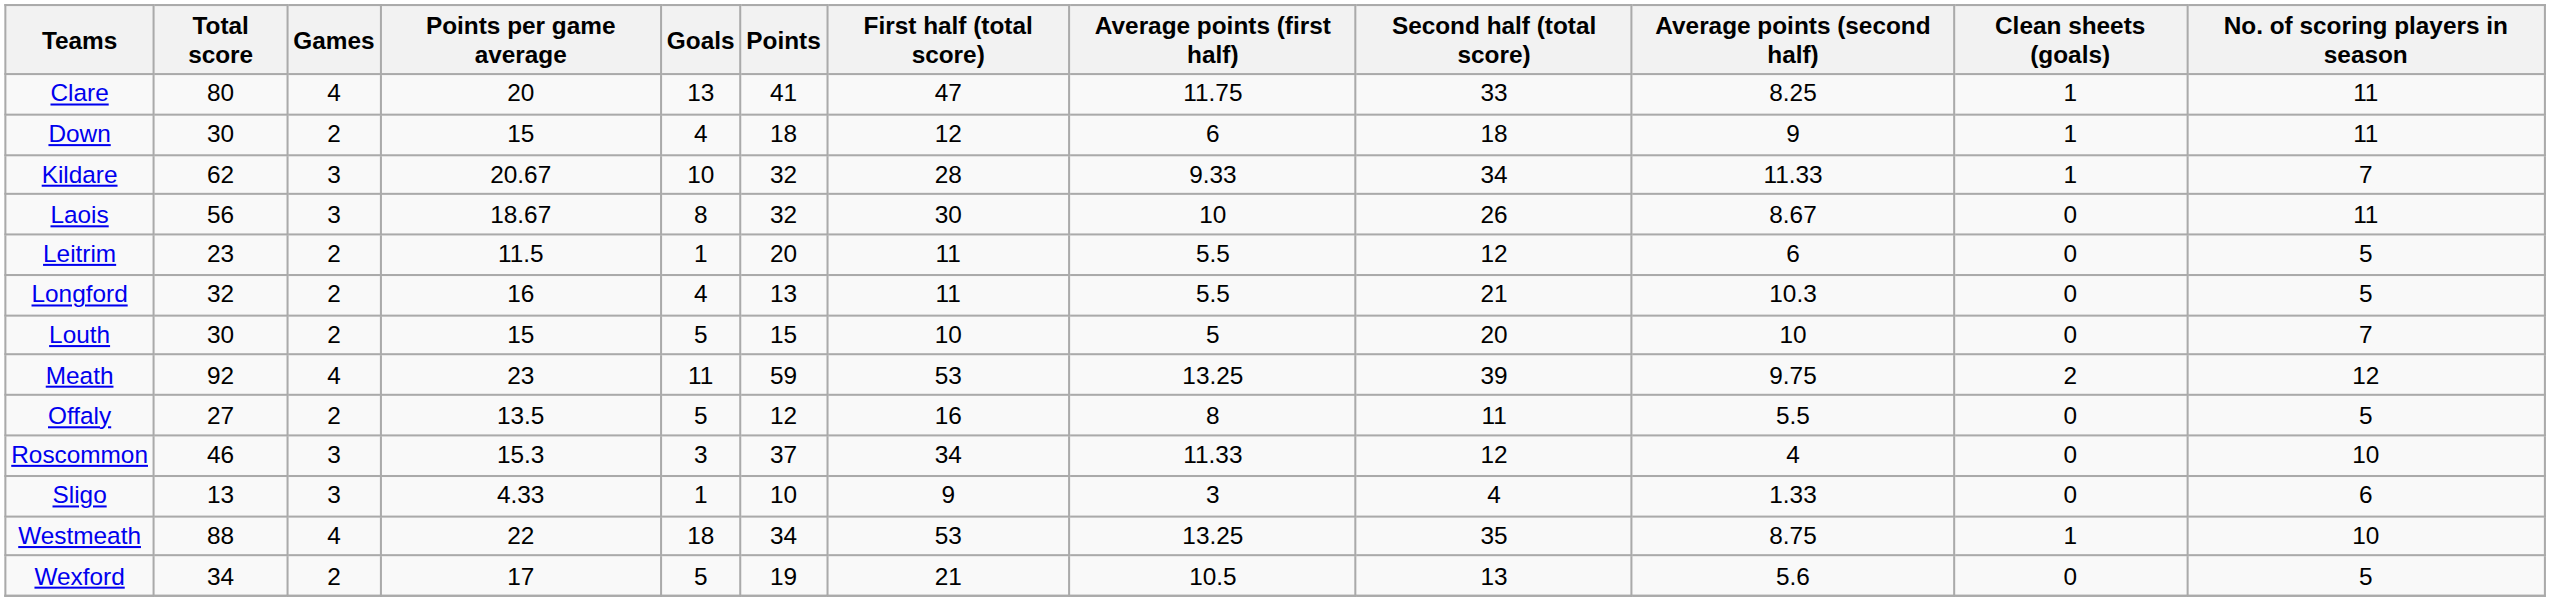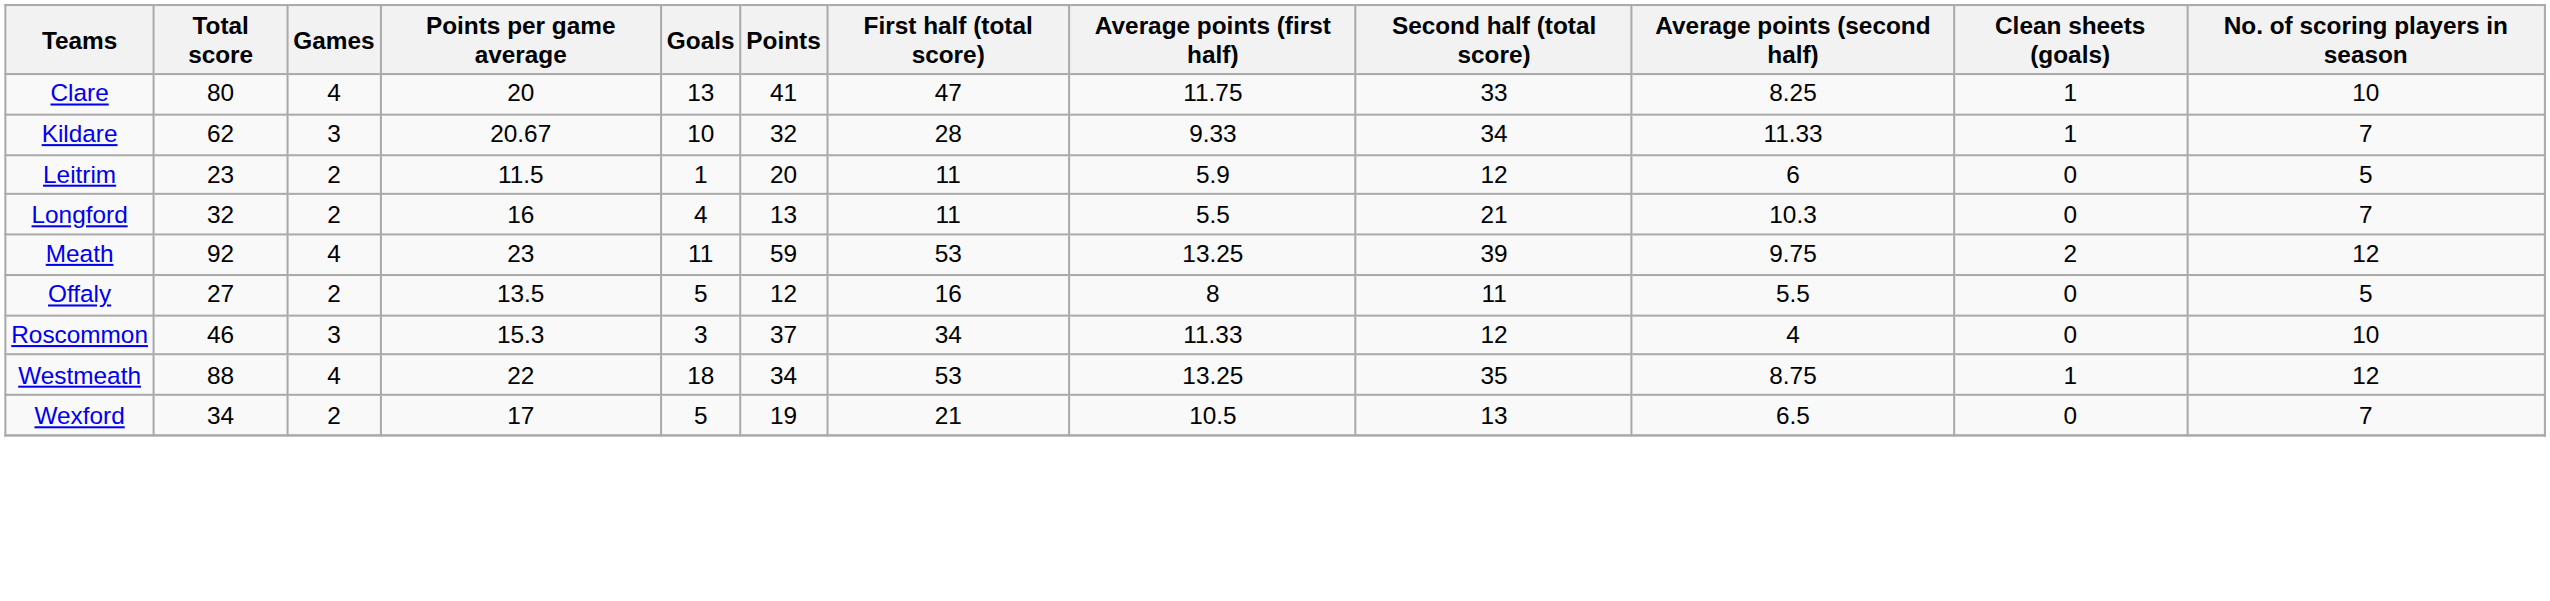(2366, 94) 11 -> (2366, 94) 10
- row: (80, 134)
- row: (80, 215)
(1213, 255) 5.5 -> (1213, 174) 5.9
(2366, 295) 5 -> (2366, 215) 7
- row: (80, 335)
- row: (80, 496)
(2366, 536) 10 -> (2366, 375) 12
(1793, 576) 5.6 -> (1793, 415) 6.5
(2366, 576) 5 -> (2366, 415) 7
